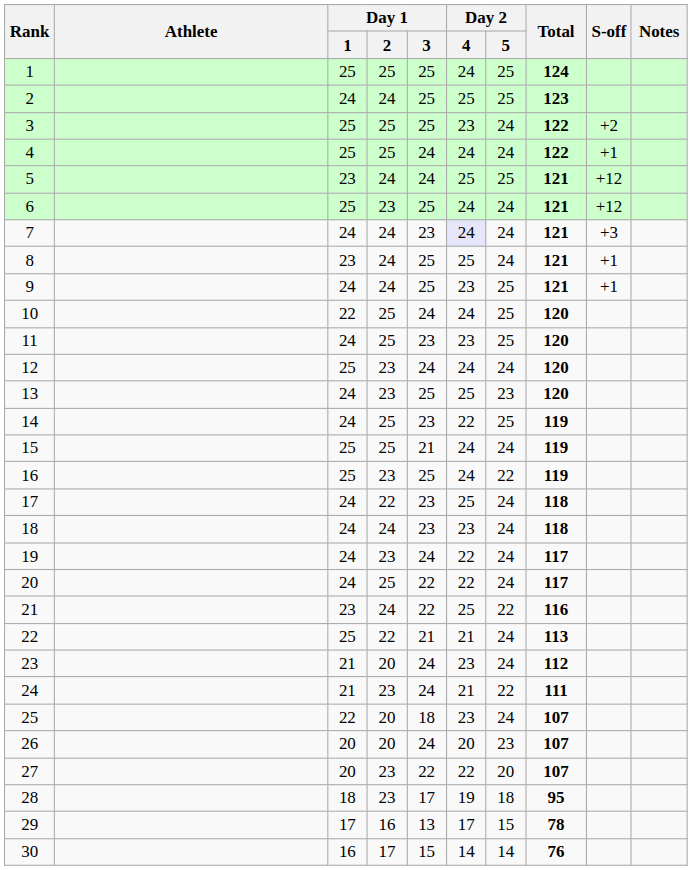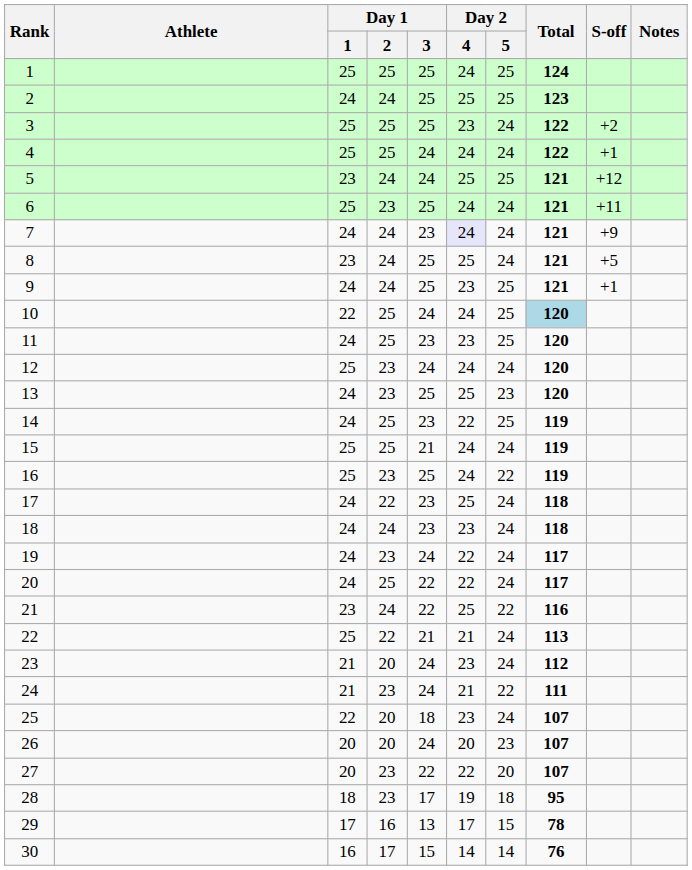(609, 206) +12 -> (609, 206) +11
(609, 233) +3 -> (609, 233) +9
(609, 260) +1 -> (609, 260) +5
(556, 313) no background -> (556, 313) lightblue background
